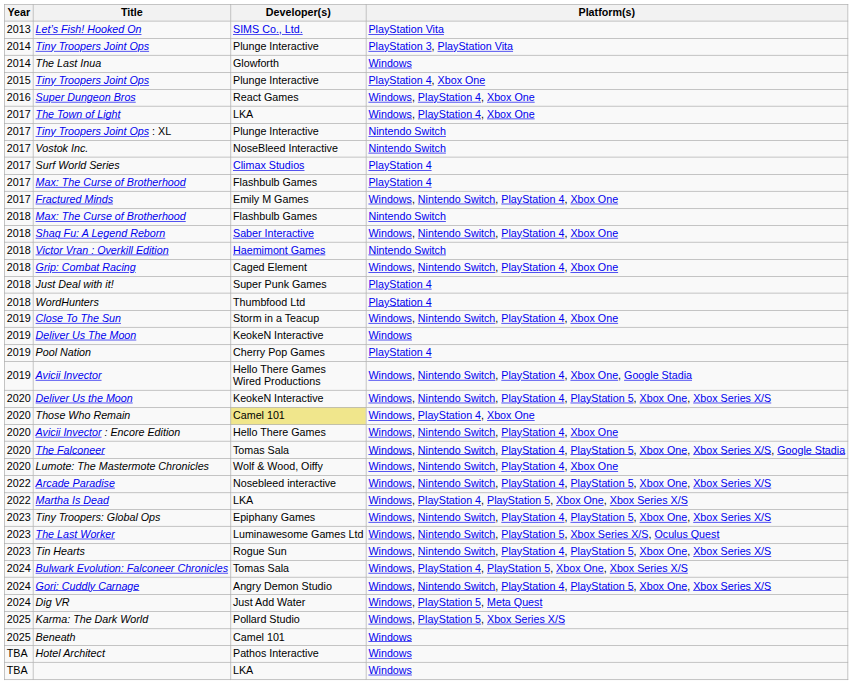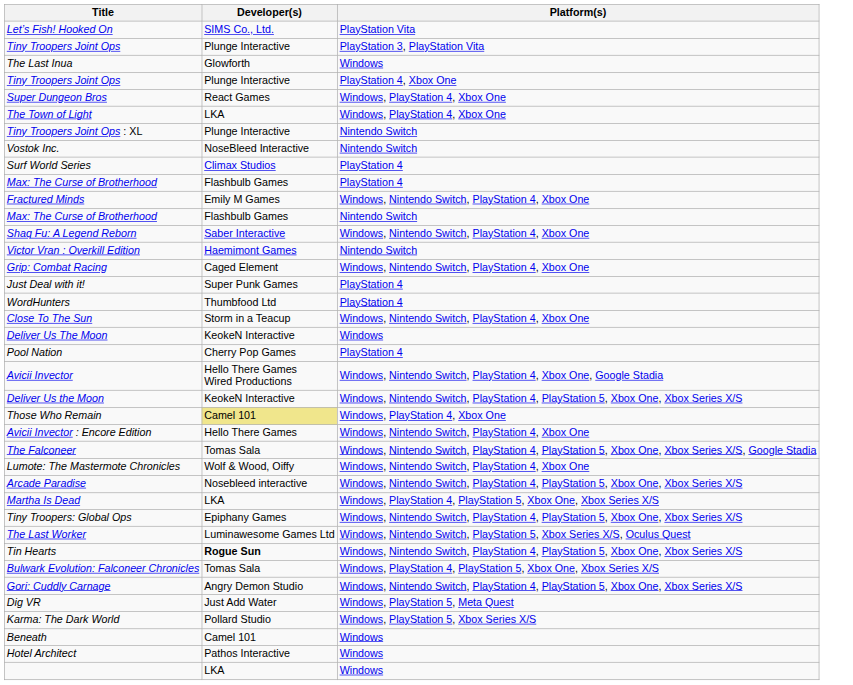- column: (19, 13)
(260, 552) normal -> (232, 552) bold
